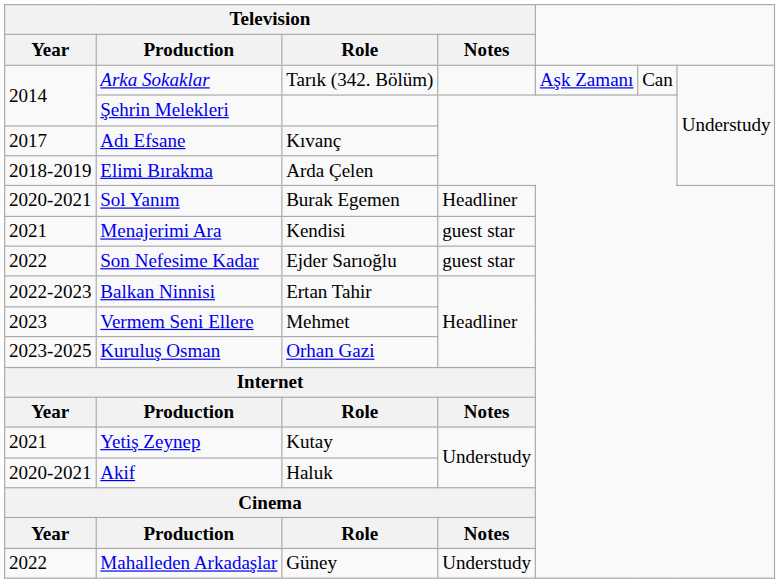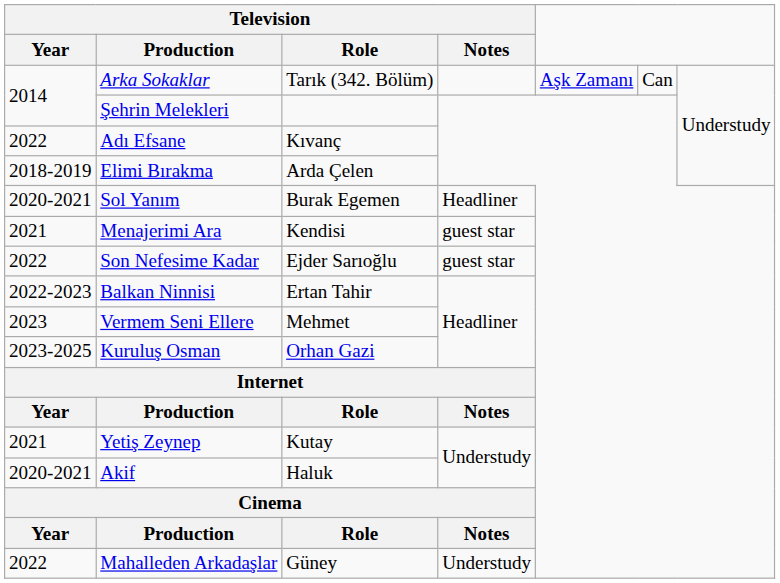(28, 140) 2017 -> (28, 140) 2022
